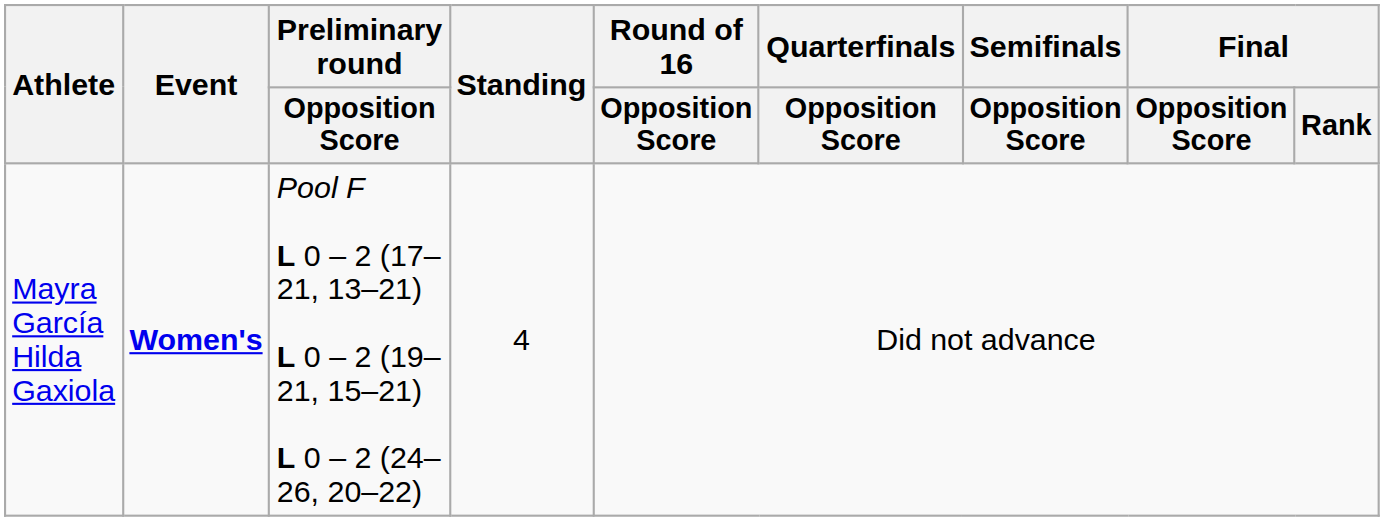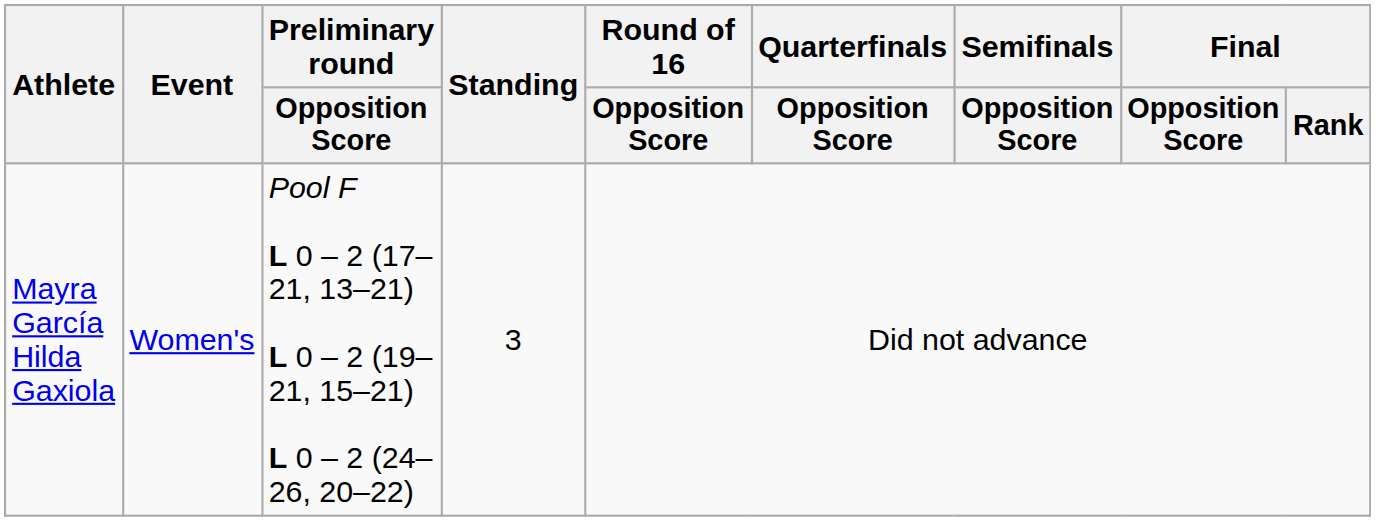(196, 340) bold -> (192, 340) normal
(521, 340) 4 -> (513, 340) 3
